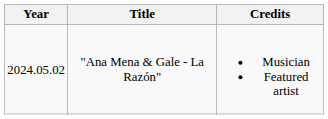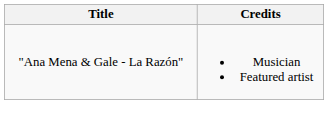- column: (36, 14)
